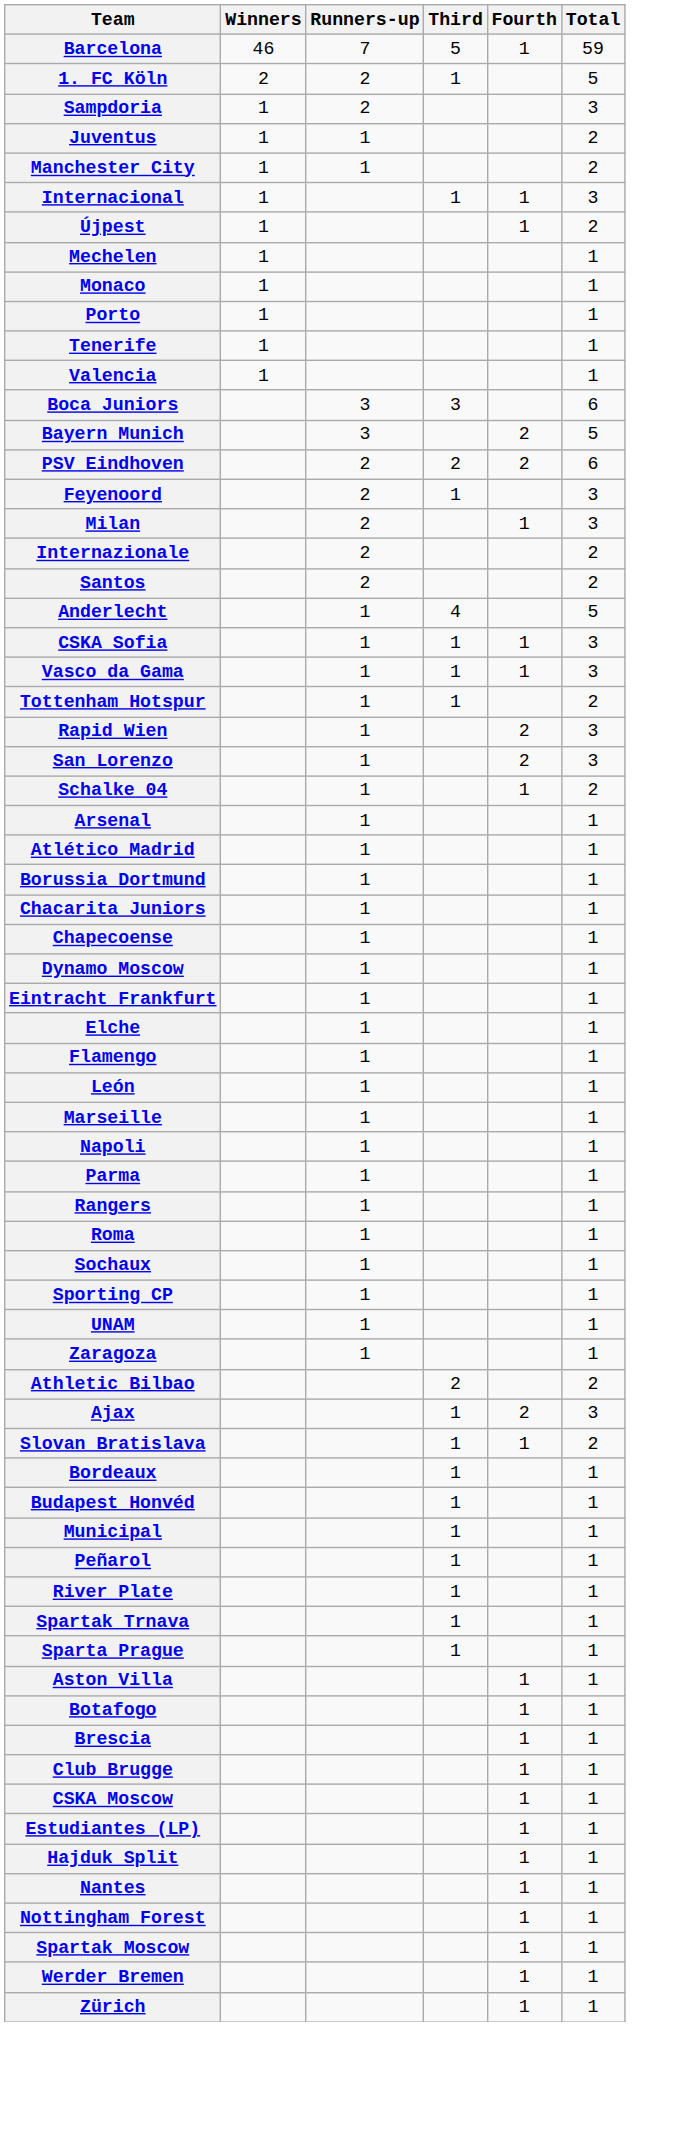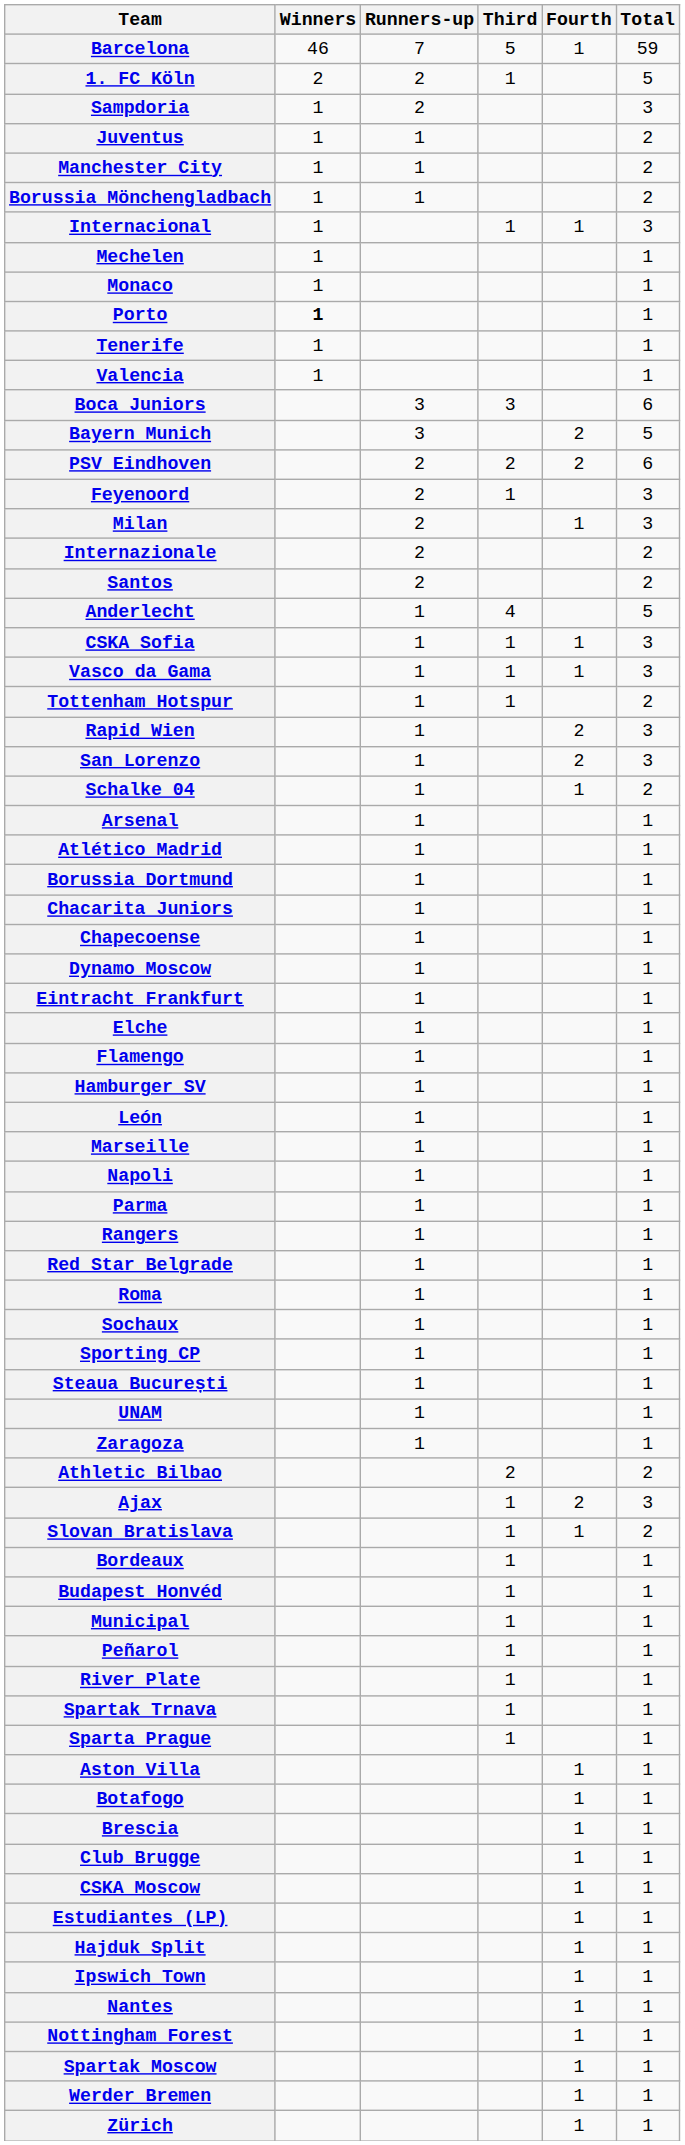+ row: (140, 198)
- row: (113, 227)
(263, 316) normal -> (318, 316) bold
+ row: (140, 1087)
+ row: (140, 1265)
+ row: (140, 1384)
+ row: (140, 1977)
